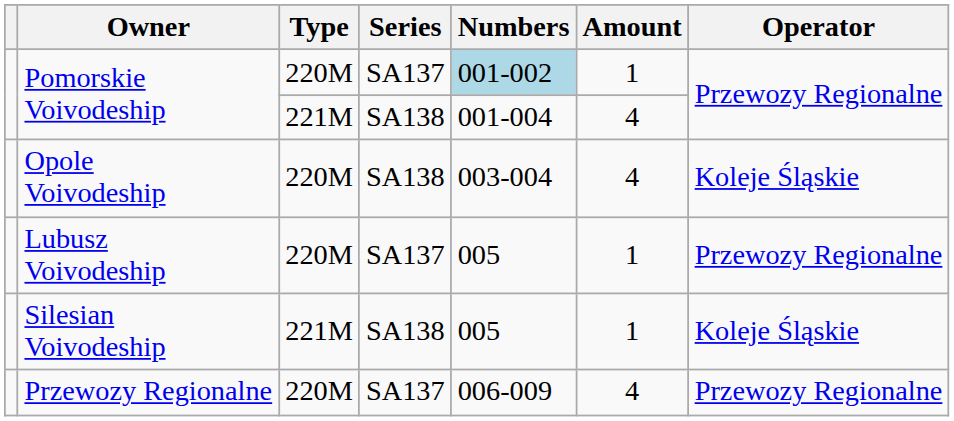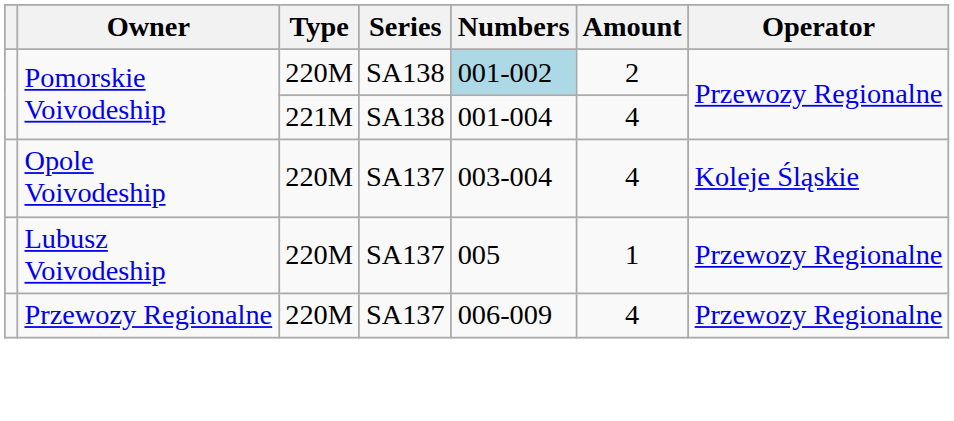(405, 71) SA137 -> (405, 71) SA138
(632, 71) 1 -> (632, 71) 2
(405, 177) SA138 -> (405, 177) SA137
- row: (95, 331)
